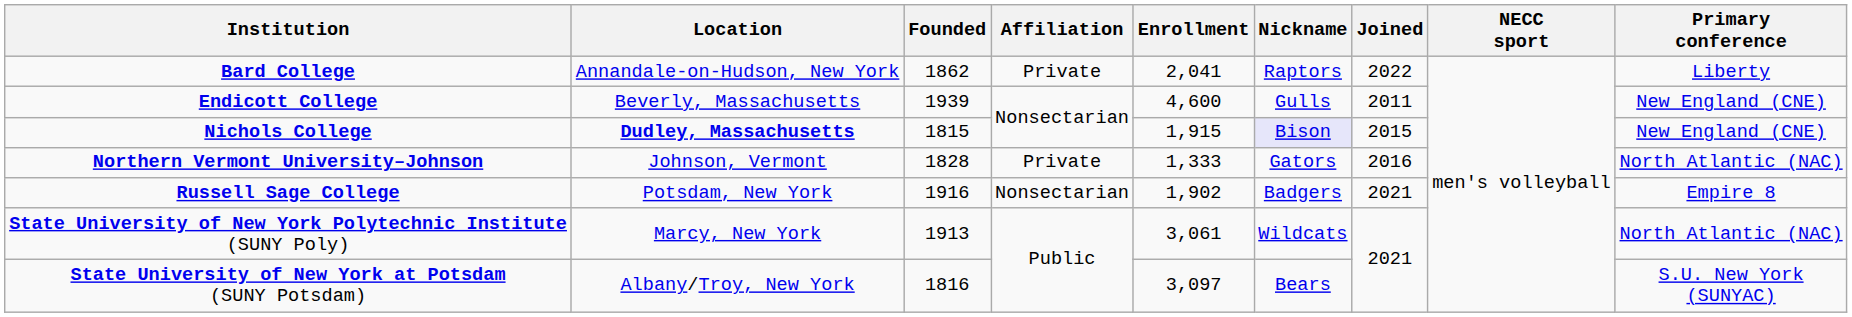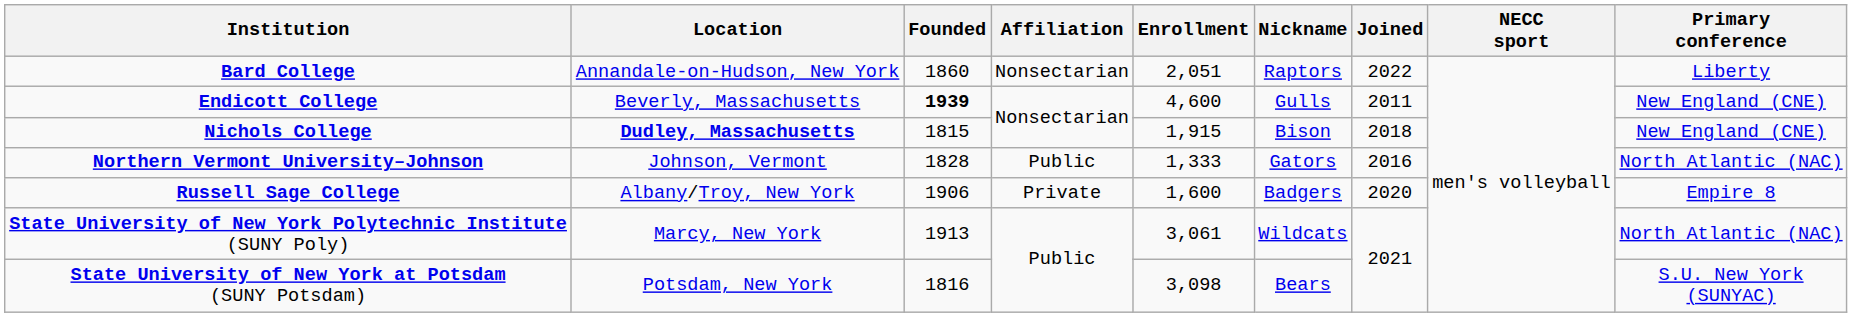(947, 72) 1862 -> (947, 72) 1860
(1062, 72) Private -> (1062, 72) Nonsectarian
(1194, 72) 2,041 -> (1194, 72) 2,051
(947, 102) normal -> (947, 102) bold
(1303, 132) lavender background -> (1303, 132) no background
(1390, 132) 2015 -> (1390, 132) 2018
(1062, 163) Private -> (1062, 163) Public
(738, 193) Potsdam, New York -> (738, 193) Albany/Troy, New York
(947, 193) 1916 -> (947, 193) 1906
(1062, 193) Nonsectarian -> (1062, 193) Private
(1194, 193) 1,902 -> (1194, 193) 1,600
(1390, 193) 2021 -> (1390, 193) 2020
(738, 286) Albany/Troy, New York -> (738, 286) Potsdam, New York
(1194, 286) 3,097 -> (1194, 286) 3,098
